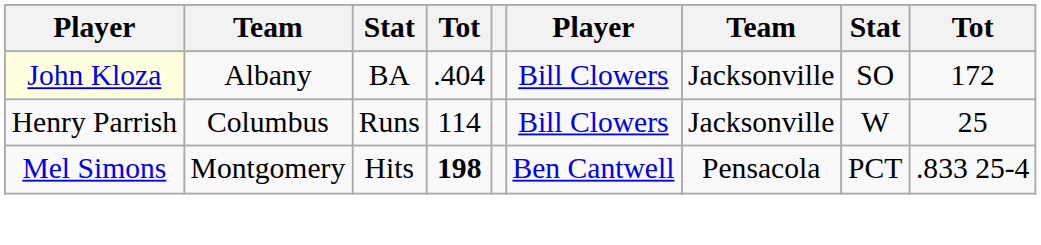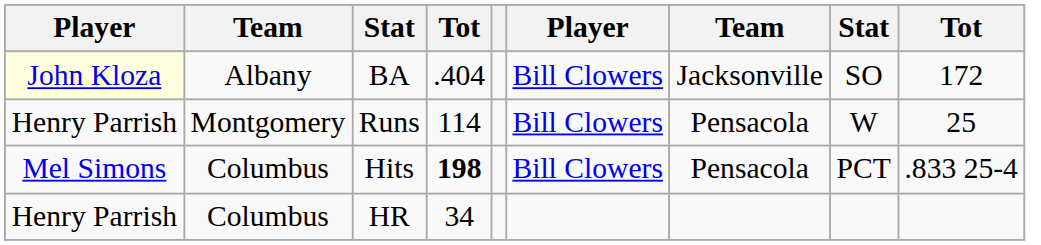(268, 121) Columbus -> (268, 121) Montgomery
(761, 121) Jacksonville -> (750, 121) Pensacola
(268, 168) Montgomery -> (268, 168) Columbus
(593, 168) Ben Cantwell -> (588, 168) Bill Clowers
+ row: (389, 215)
